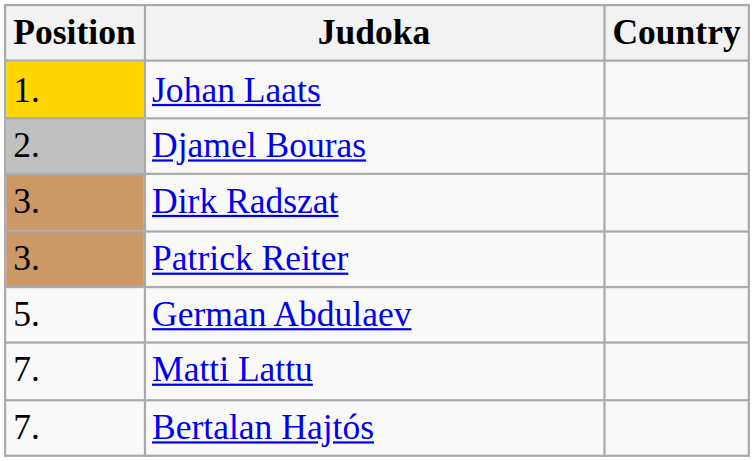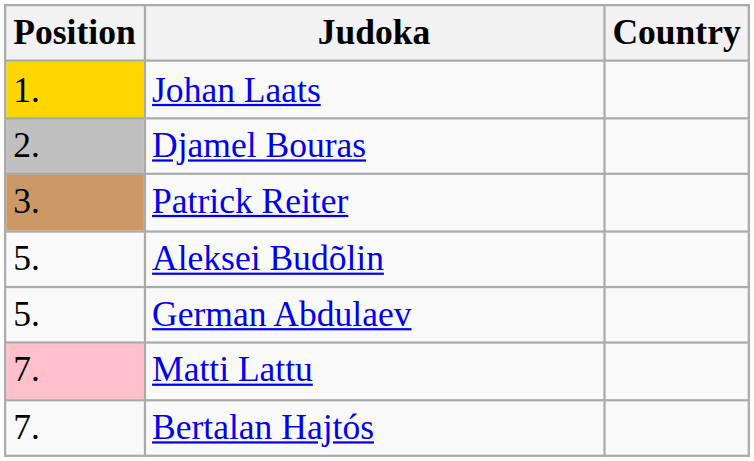- row: (245, 201)
+ row: (268, 257)
(27, 370) no background -> (27, 370) pink background
